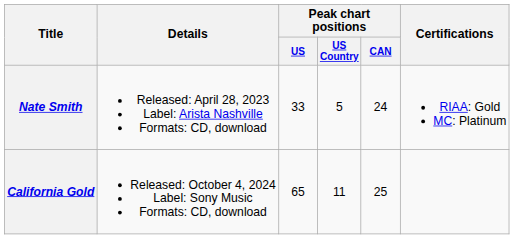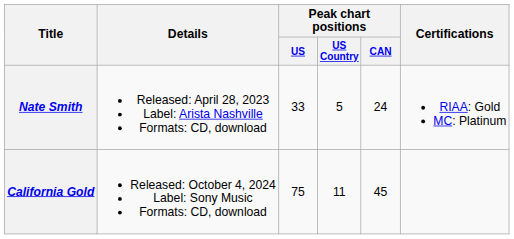(298, 192) 65 -> (298, 192) 75
(381, 192) 25 -> (381, 192) 45
